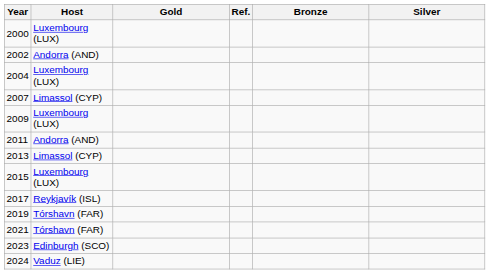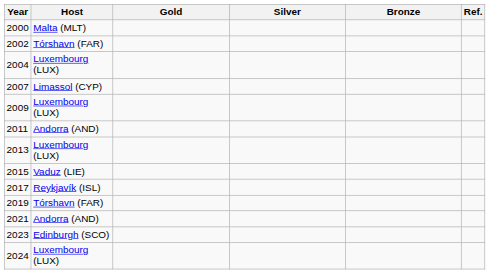columns swapped: (427, 12) <-> (241, 12)
(61, 33) Luxembourg (LUX) -> (60, 28) Malta (MLT)
(66, 54) Andorra (AND) -> (68, 43) Tórshavn (FAR)
(68, 155) Limassol (CYP) -> (61, 150) Luxembourg (LUX)
(61, 177) Luxembourg (LUX) -> (59, 171) Vaduz (LIE)
(68, 230) Tórshavn (FAR) -> (66, 218) Andorra (AND)
(59, 261) Vaduz (LIE) -> (61, 255) Luxembourg (LUX)
